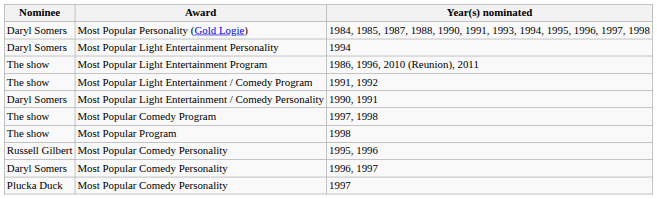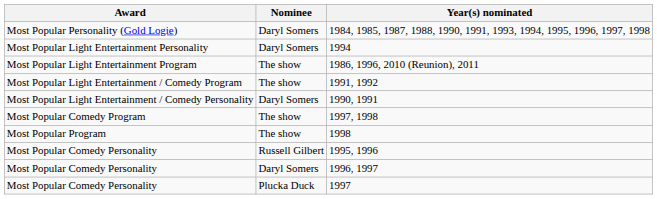columns swapped: (201, 13) <-> (40, 13)
